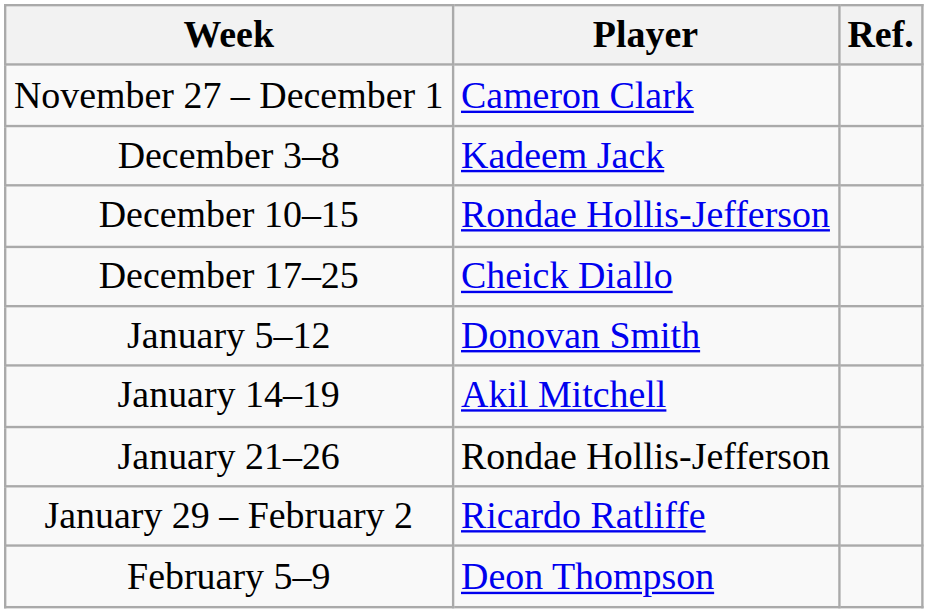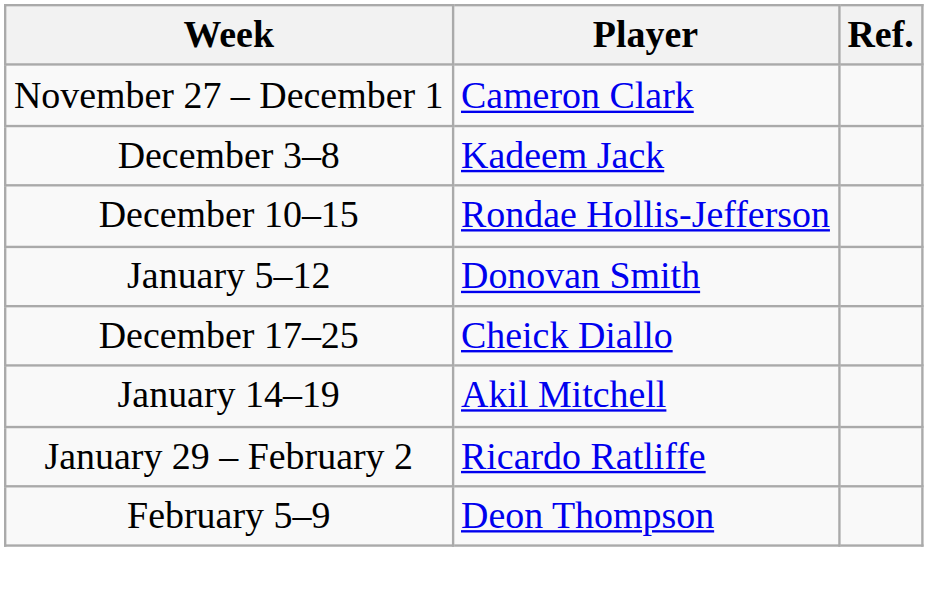rows swapped: (229, 275) <-> (229, 335)
- row: (229, 455)
